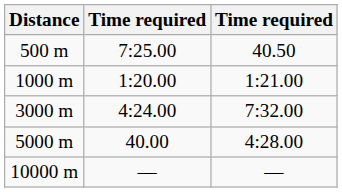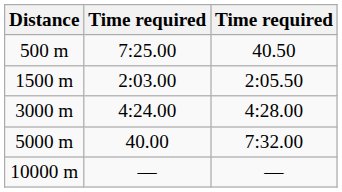- row: (44, 80)
+ row: (44, 80)
(274, 111) 7:32.00 -> (274, 111) 4:28.00
(274, 141) 4:28.00 -> (274, 141) 7:32.00
